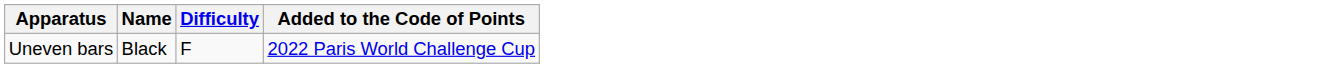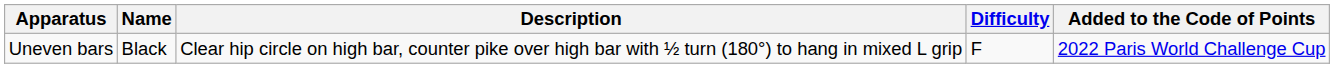+ column: (571, 19)
